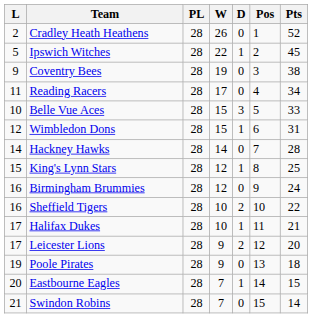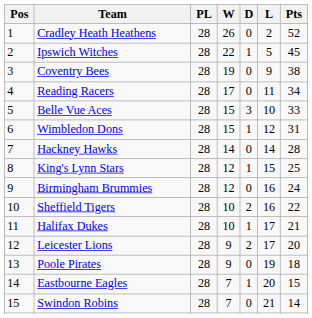columns swapped: (265, 14) <-> (16, 14)
